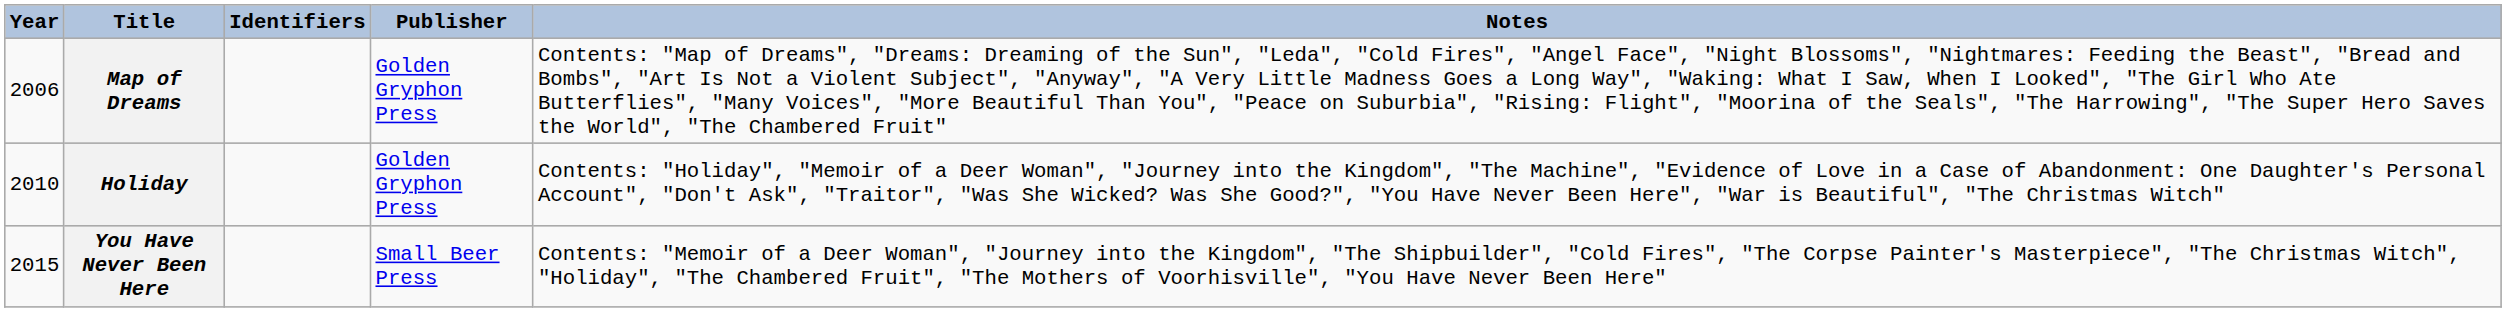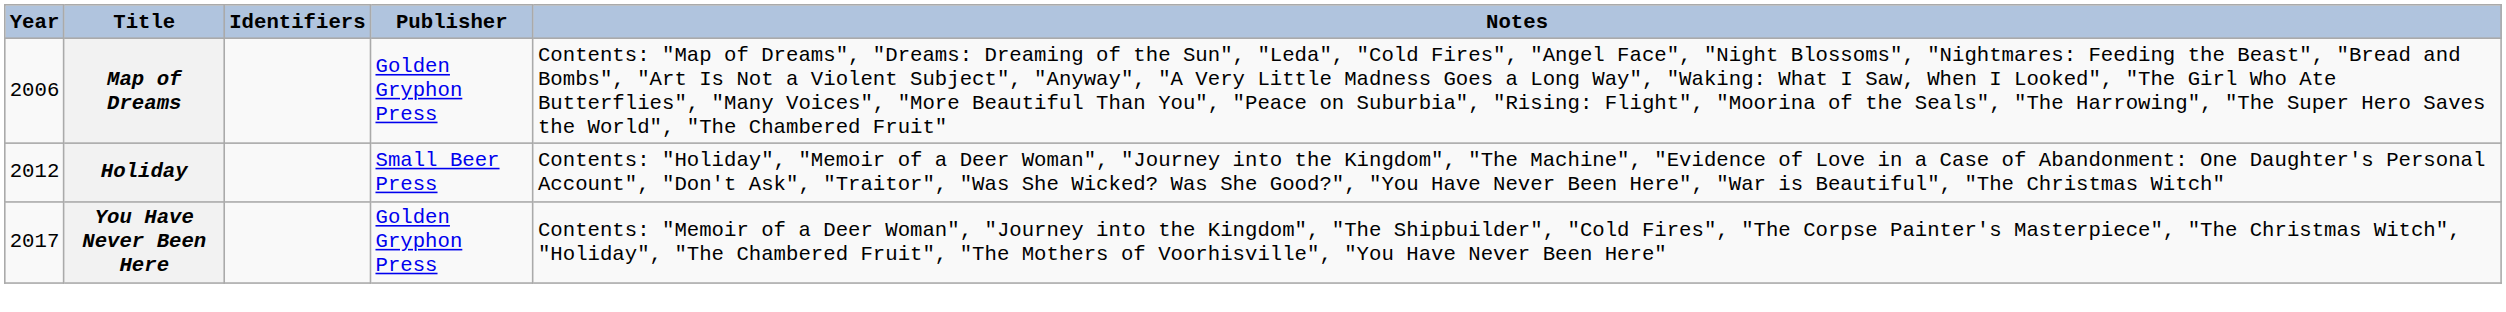(35, 184) 2010 -> (35, 172) 2012
(419, 184) Golden Gryphon Press -> (438, 172) Small Beer Press
(35, 266) 2015 -> (35, 242) 2017
(438, 266) Small Beer Press -> (419, 242) Golden Gryphon Press
